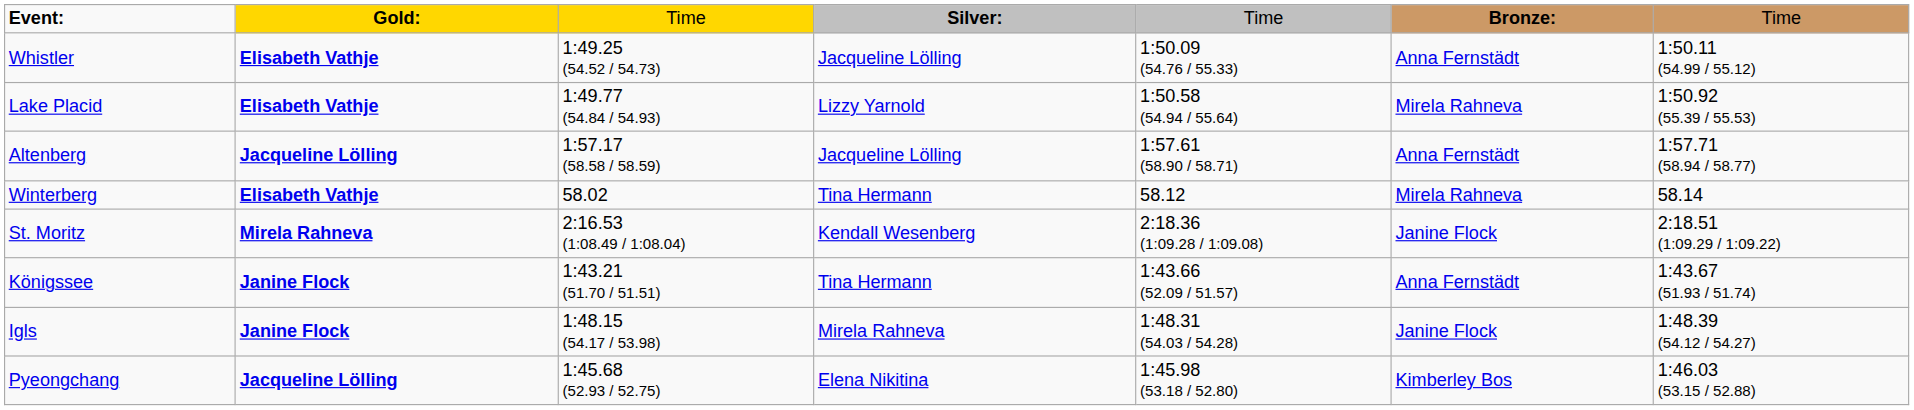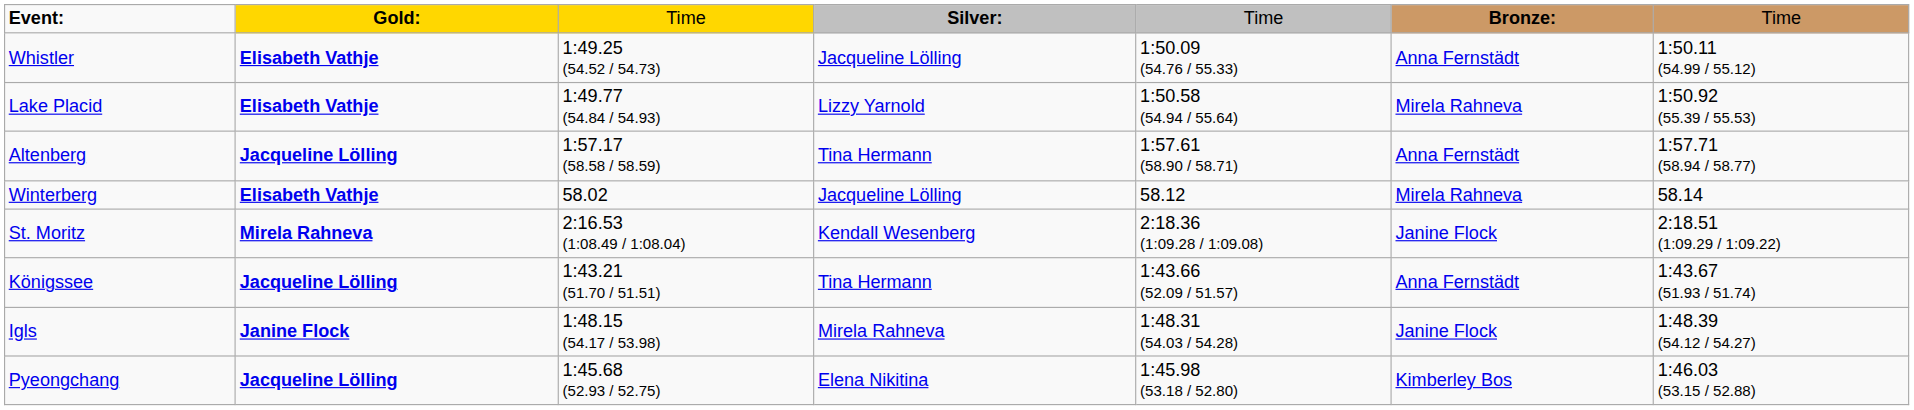(890, 155) Jacqueline Lölling -> (875, 155) Tina Hermann
(875, 194) Tina Hermann -> (890, 194) Jacqueline Lölling
(295, 282) Janine Flock -> (319, 282) Jacqueline Lölling
